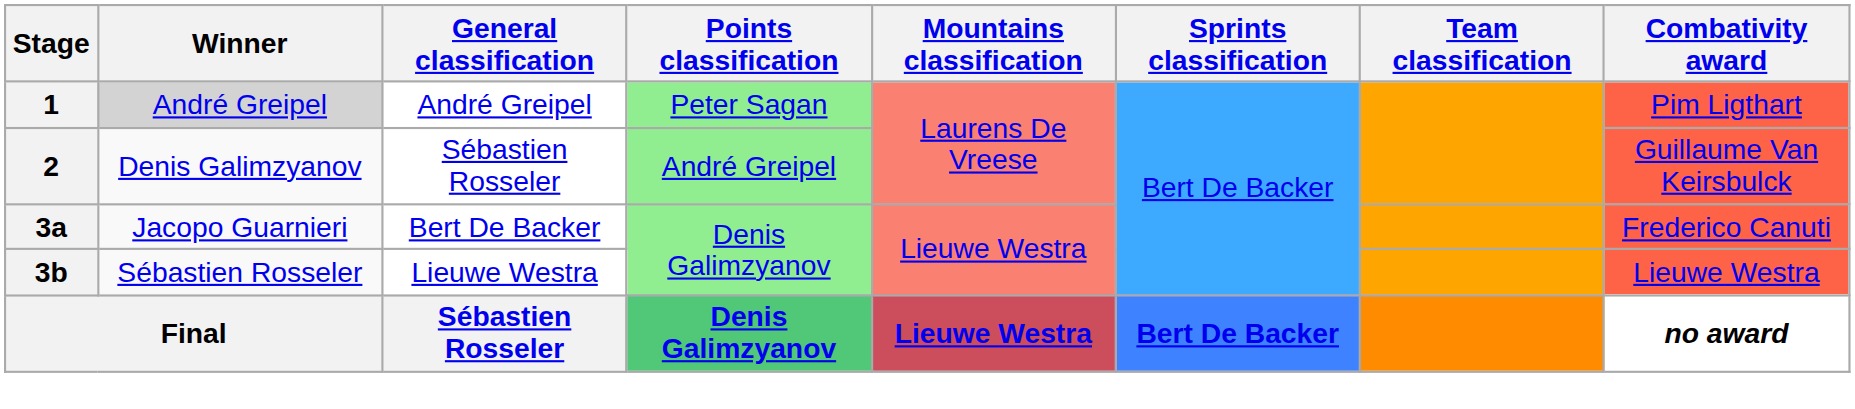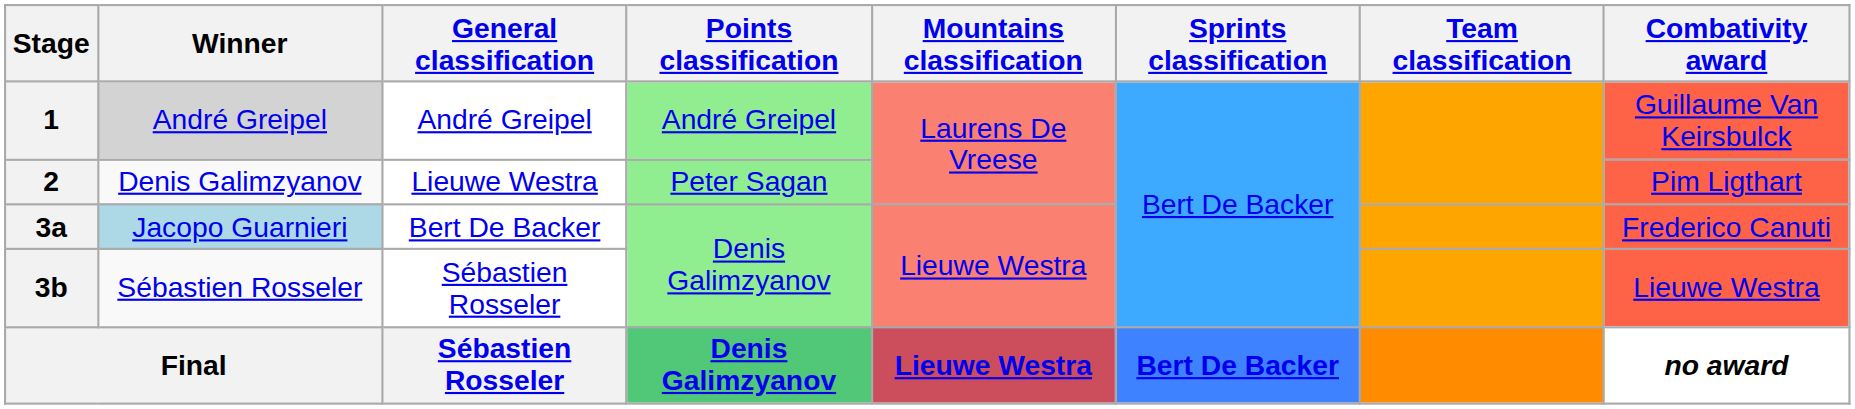(749, 105) Peter Sagan -> (749, 121) André Greipel
(1726, 105) Pim Ligthart -> (1726, 121) Guillaume Van Keirsbulck
(505, 166) Sébastien Rosseler -> (505, 182) Lieuwe Westra
(749, 166) André Greipel -> (749, 182) Peter Sagan
(1726, 166) Guillaume Van Keirsbulck -> (1726, 182) Pim Ligthart
(240, 227) no background -> (240, 227) lightblue background
(505, 272) Lieuwe Westra -> (505, 288) Sébastien Rosseler
